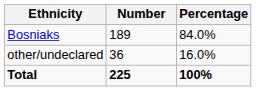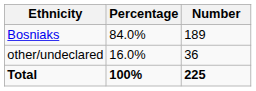columns swapped: (141, 14) <-> (214, 14)
